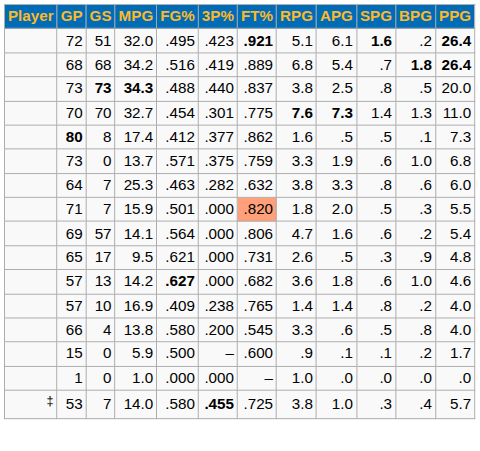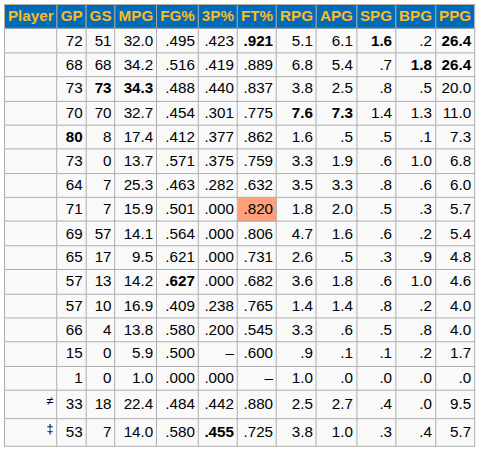(302, 185) 3.8 -> (302, 185) 3.5
(461, 209) 5.5 -> (461, 209) 5.7
+ row: (138, 404)
